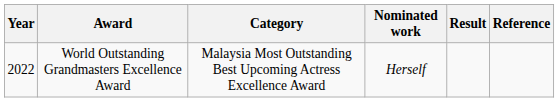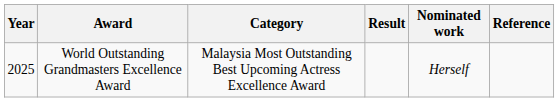columns swapped: (406, 23) <-> (468, 23)
(21, 70) 2022 -> (21, 70) 2025
